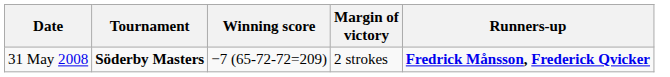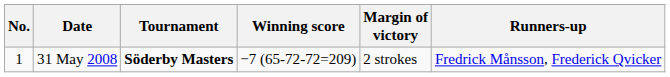+ column: (19, 26)
(528, 59) bold -> (548, 59) normal
